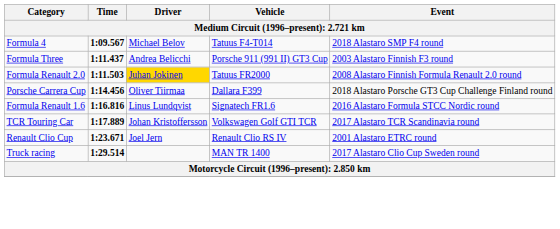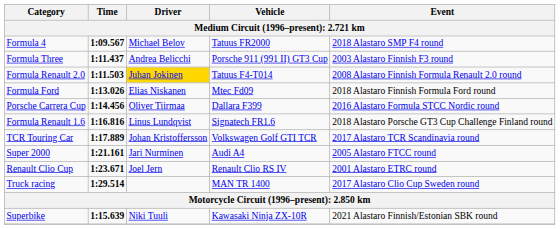(242, 44) Tatuus F4-T014 -> (241, 44) Tatuus FR2000
(241, 75) Tatuus FR2000 -> (242, 75) Tatuus F4-T014
+ row: (33, 91)
(442, 91) 2018 Alastaro Porsche GT3 Cup Challenge Finland round -> (416, 106) 2016 Alastaro Formula STCC Nordic round
(416, 106) 2016 Alastaro Formula STCC Nordic round -> (442, 122) 2018 Alastaro Porsche GT3 Cup Challenge Finland round
+ row: (28, 153)
+ row: (26, 216)
